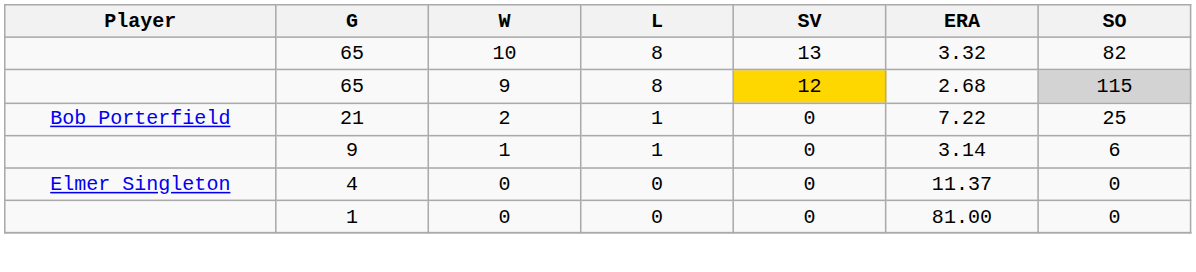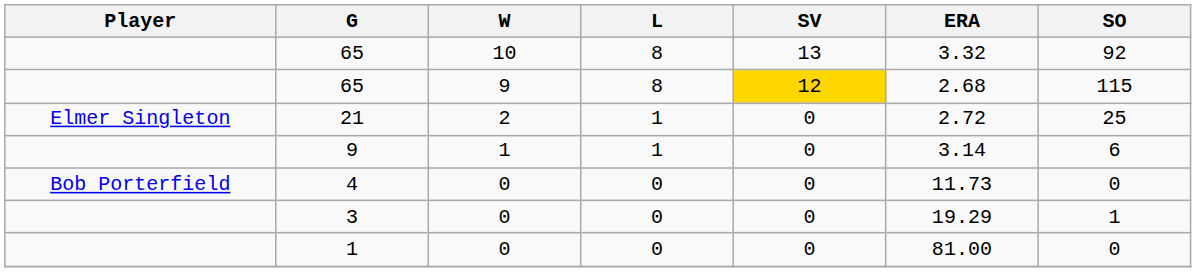(1114, 54) 82 -> (1114, 54) 92
(1114, 86) lightgrey background -> (1114, 86) no background
(140, 119) Bob Porterfield -> (140, 119) Elmer Singleton
(962, 119) 7.22 -> (962, 119) 2.72
(140, 184) Elmer Singleton -> (140, 184) Bob Porterfield
(962, 184) 11.37 -> (962, 184) 11.73
+ row: (352, 217)
